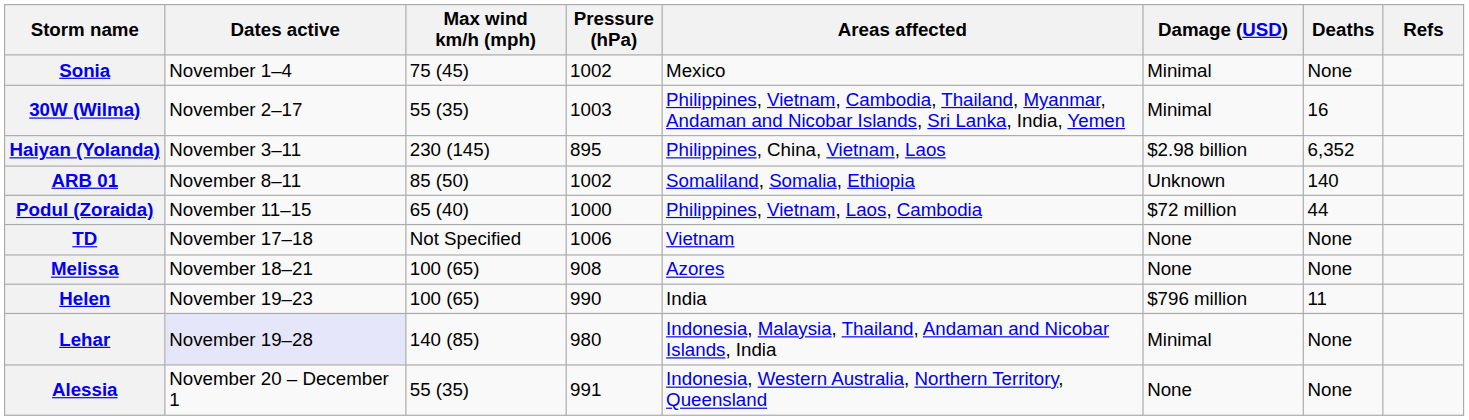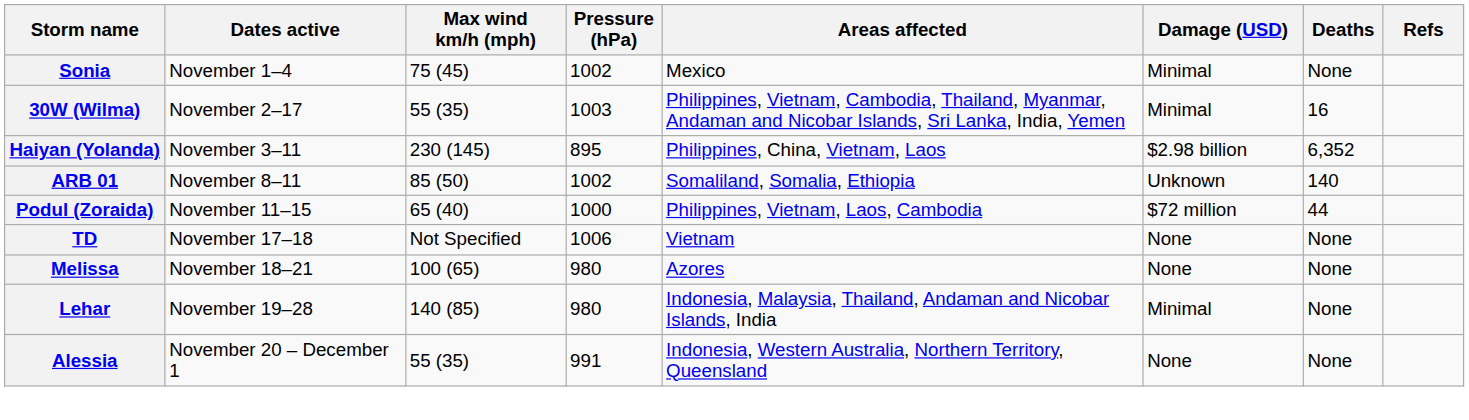(586, 269) 908 -> (586, 269) 980
- row: (85, 298)
(241, 339) lavender background -> (241, 309) no background
